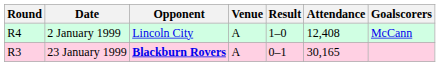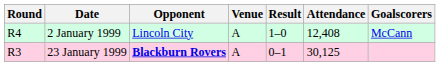(323, 52) 30,165 -> (323, 52) 30,125
